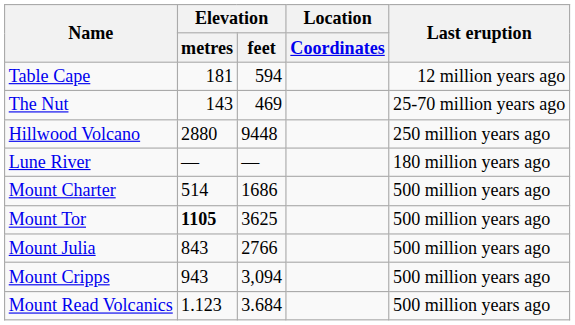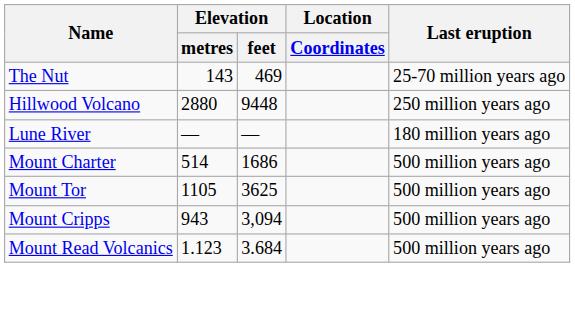- row: (50, 76)
(199, 219) bold -> (199, 190) normal
- row: (52, 248)
